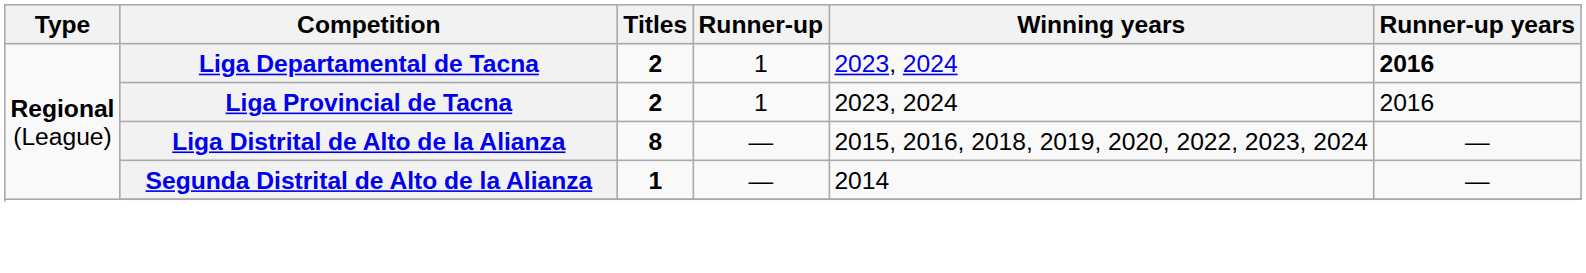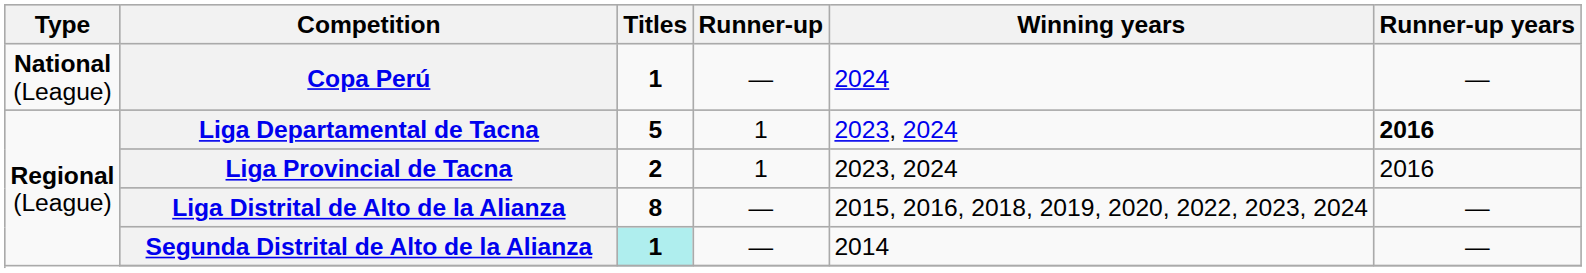+ row: (369, 77)
(655, 63) 2 -> (655, 130) 5
(655, 180) no background -> (655, 247) paleturquoise background
